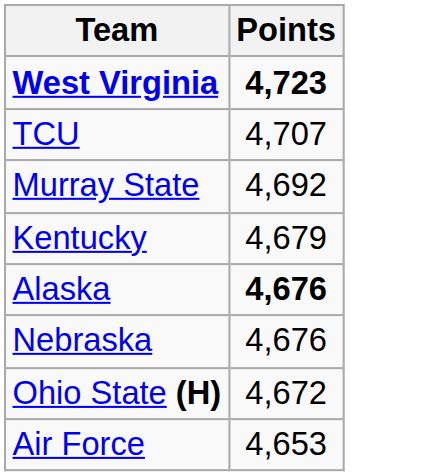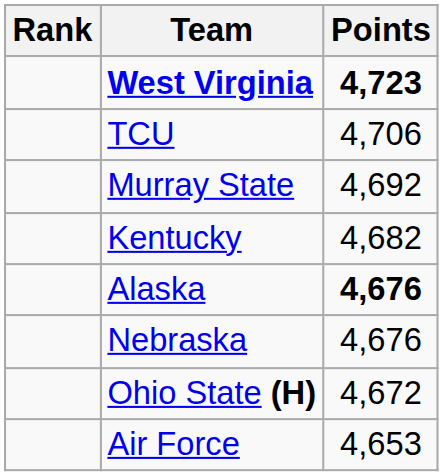+ column: (52, 30)
(286, 133) 4,707 -> (381, 133) 4,706
(286, 237) 4,679 -> (381, 237) 4,682
